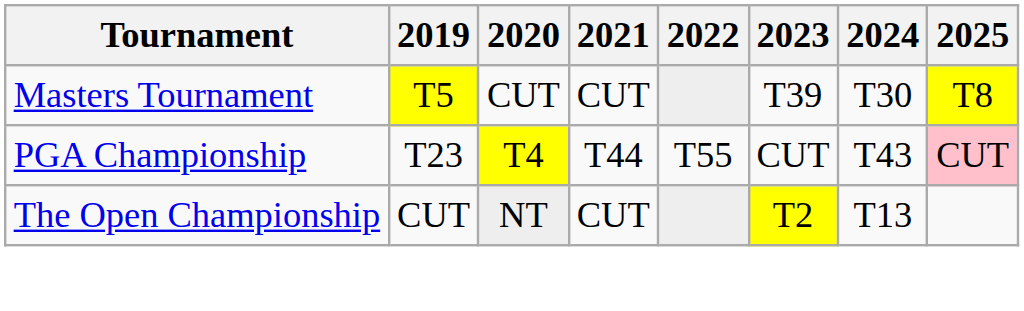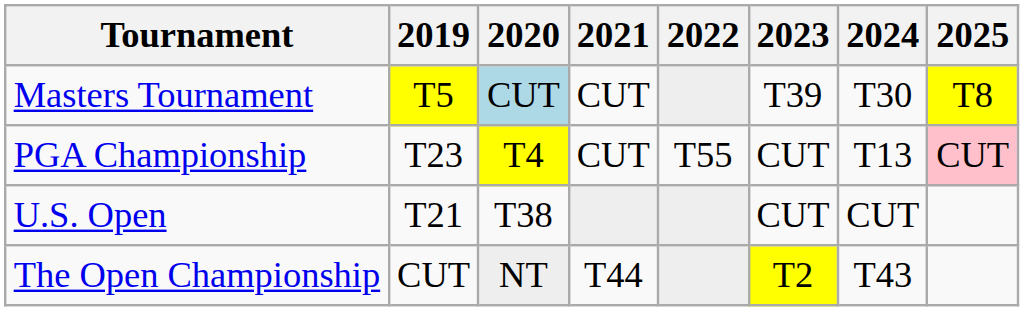(523, 94) no background -> (523, 94) lightblue background
(613, 155) T44 -> (613, 155) CUT
(883, 155) T43 -> (883, 155) T13
+ row: (90, 215)
(613, 215) CUT -> (613, 275) T44
(883, 215) T13 -> (883, 275) T43
